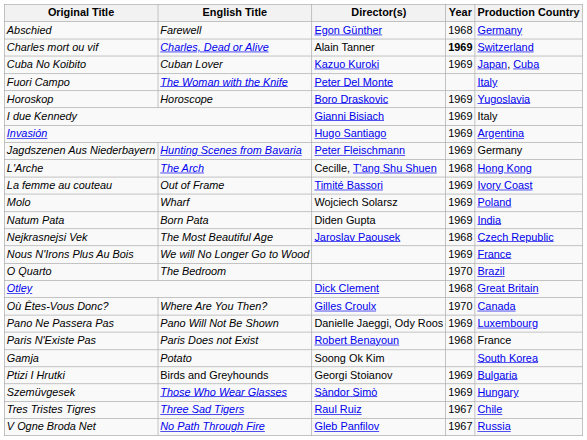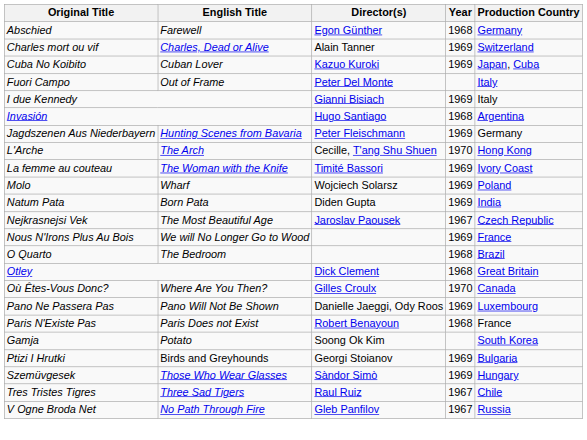(460, 47) bold -> (460, 47) normal
(224, 82) The Woman with the Knife -> (192, 82) Out of Frame
- row: (30, 99)
(460, 133) 1969 -> (460, 116) 1968
(460, 168) 1968 -> (460, 151) 1970
(192, 185) Out of Frame -> (224, 168) The Woman with the Knife
(460, 237) 1968 -> (460, 220) 1967
(460, 271) 1970 -> (460, 254) 1968
